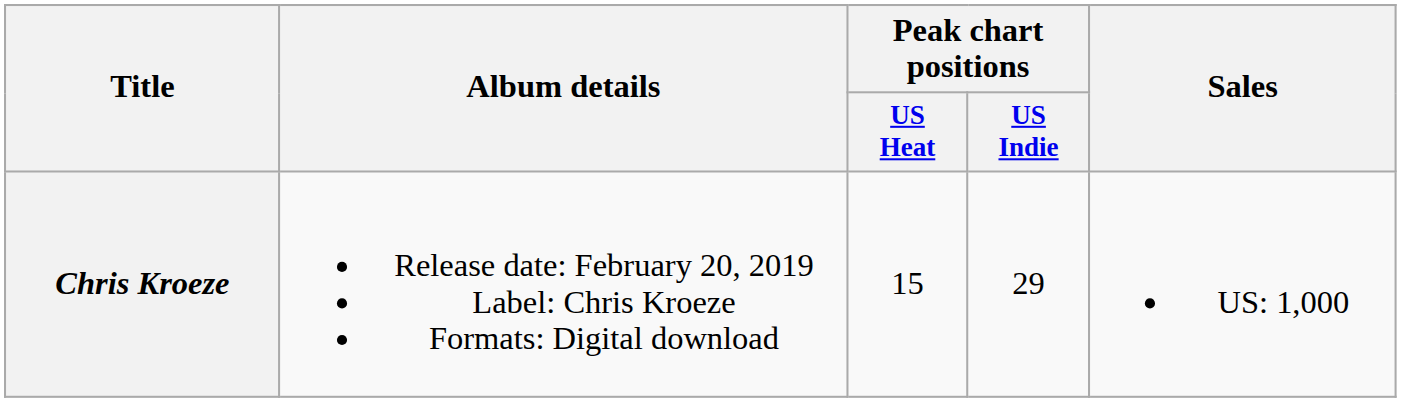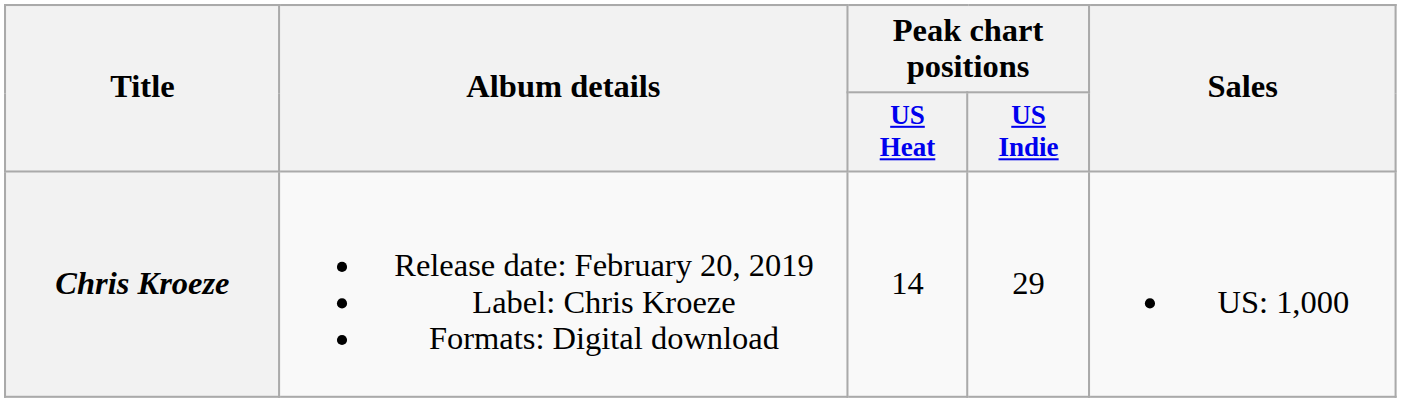(907, 283) 15 -> (907, 283) 14
